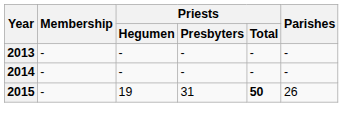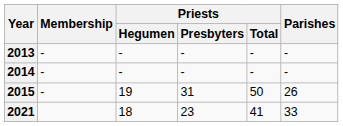(257, 92) bold -> (257, 92) normal
+ row: (21, 111)
